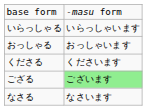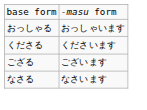- row: (34, 28)
(89, 79) lightgreen background -> (84, 62) no background
